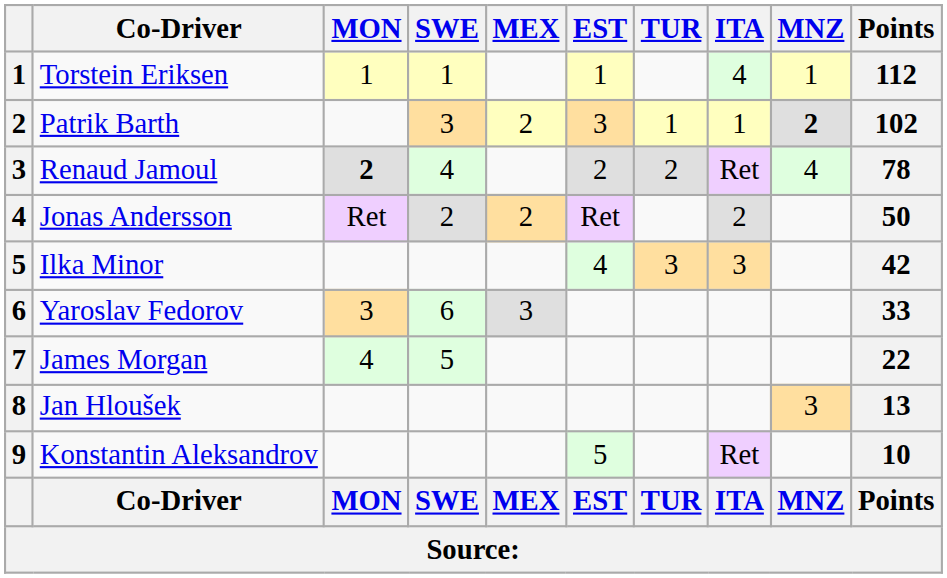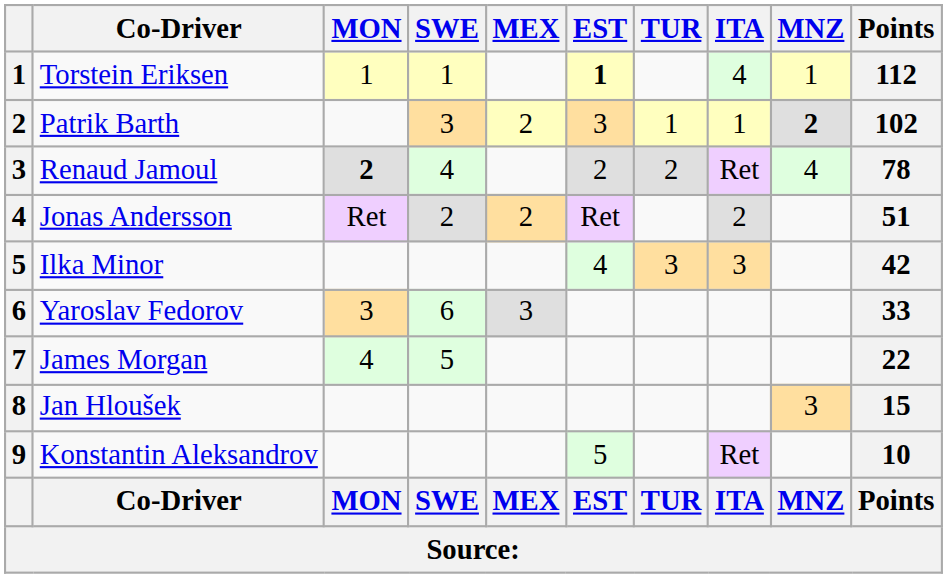(600, 75) normal -> (600, 75) bold
(896, 217) 50 -> (896, 217) 51
(896, 406) 13 -> (896, 406) 15
